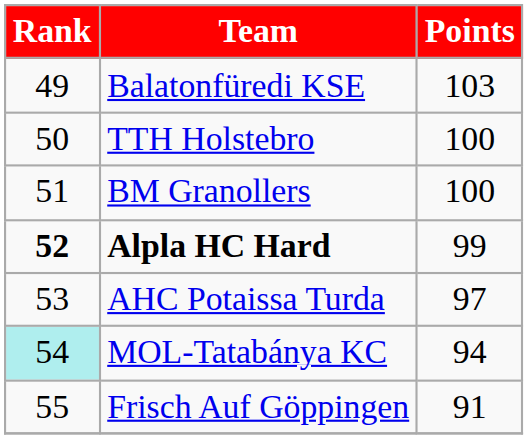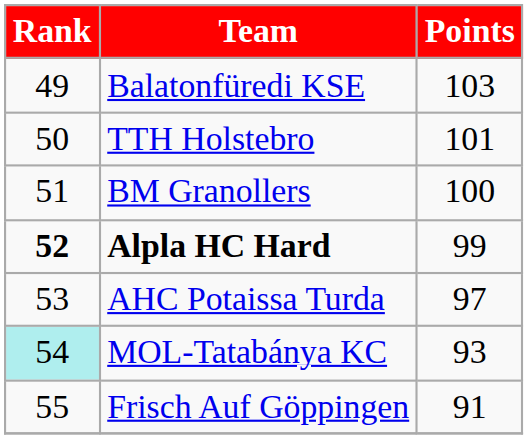(470, 138) 100 -> (470, 138) 101
(470, 352) 94 -> (470, 352) 93
